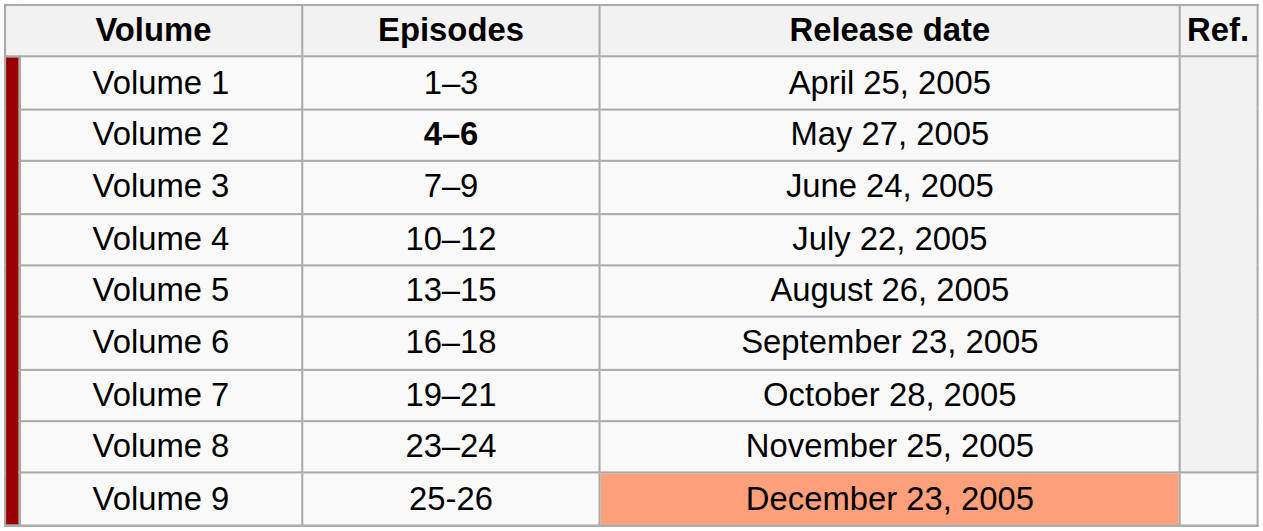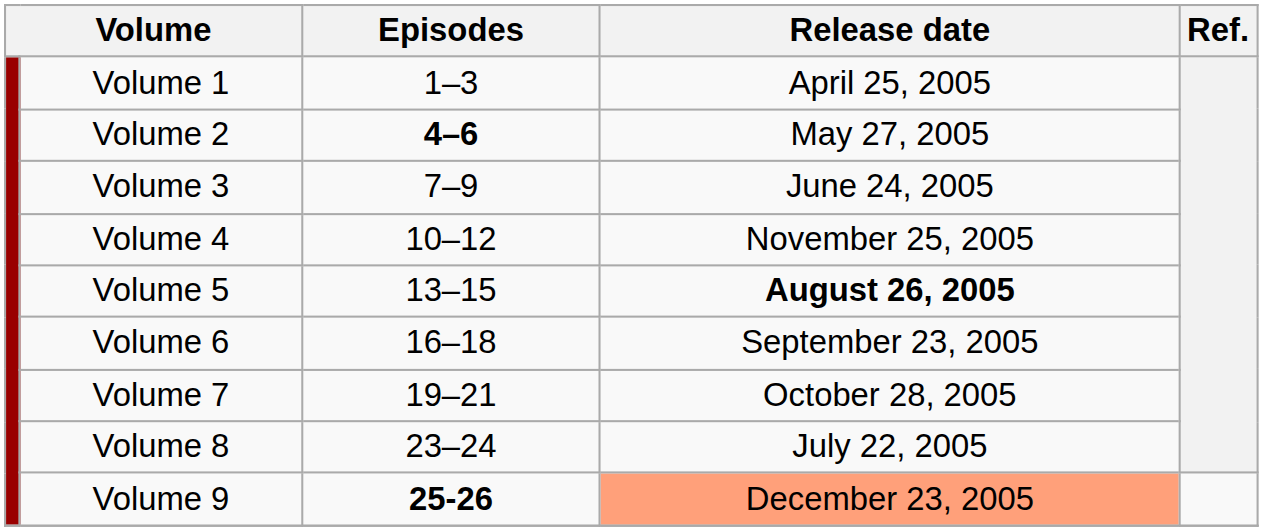(890, 238) July 22, 2005 -> (890, 238) November 25, 2005
(890, 290) normal -> (890, 290) bold
(890, 446) November 25, 2005 -> (890, 446) July 22, 2005
(451, 498) normal -> (451, 498) bold
